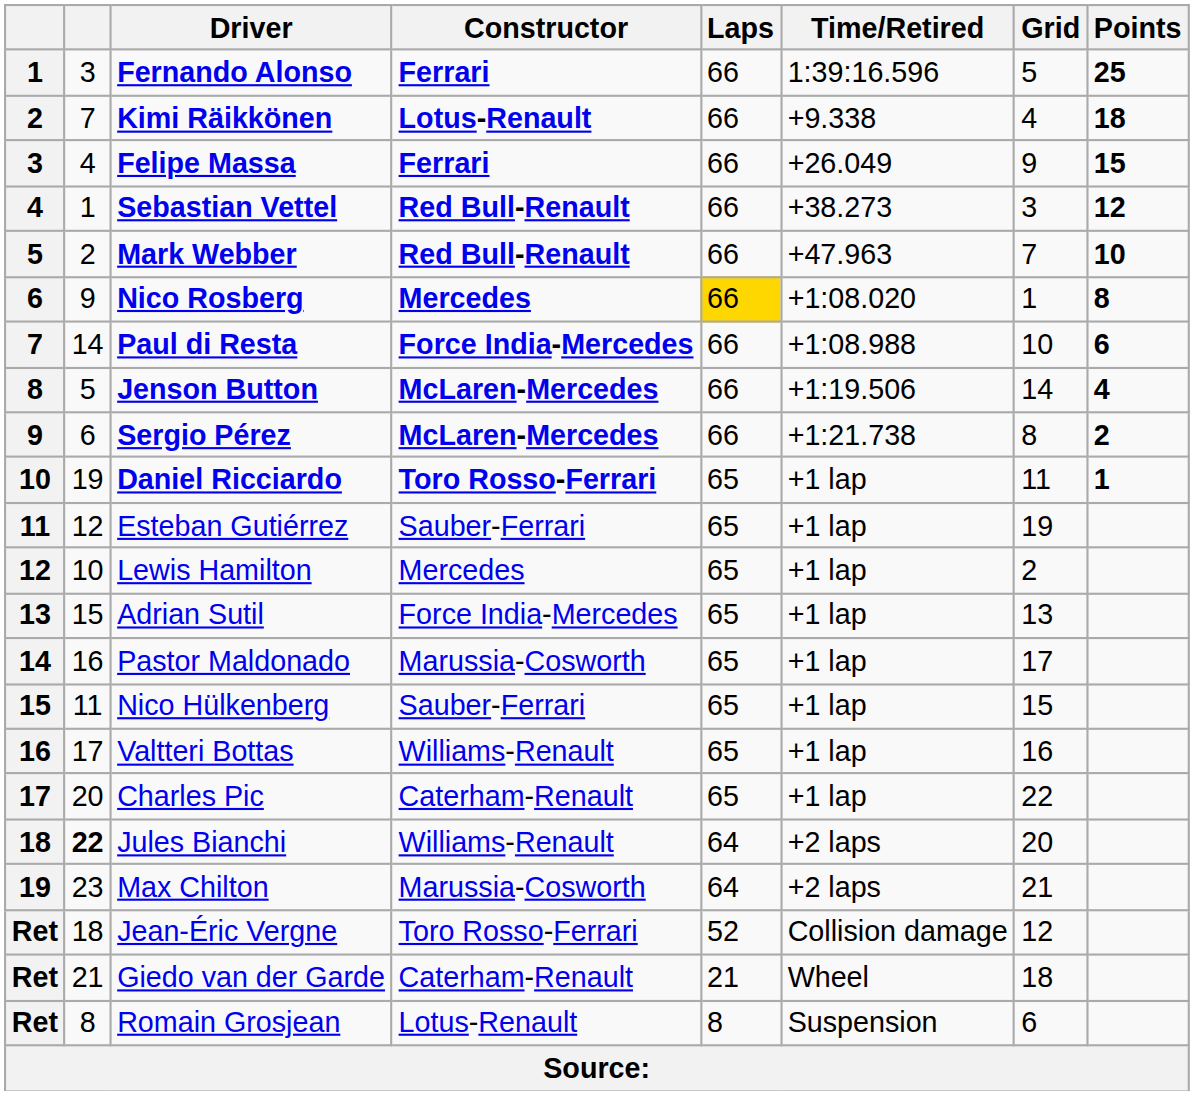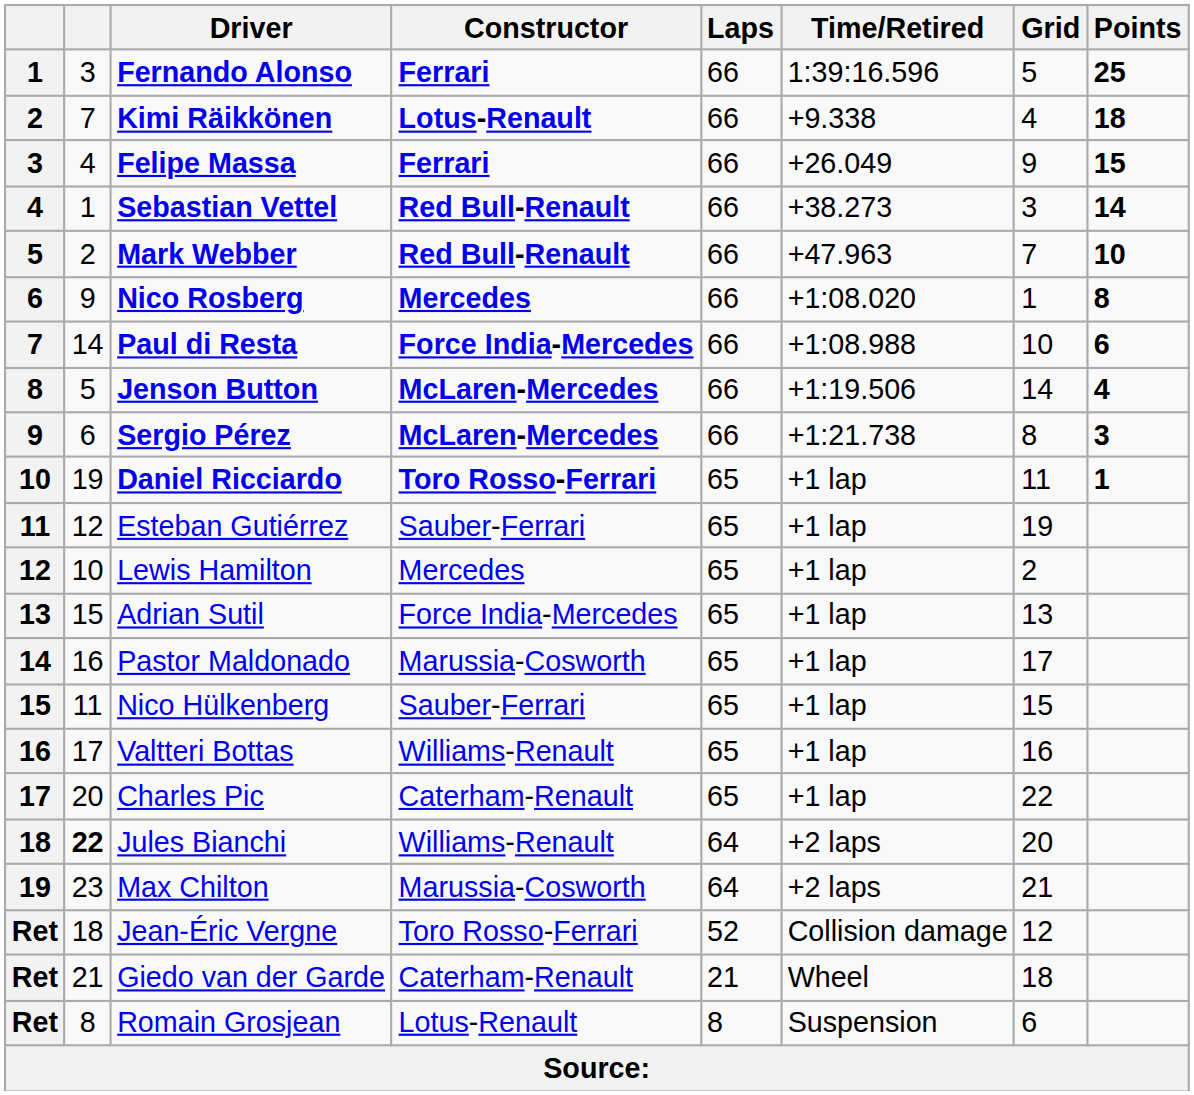(1110, 208) 12 -> (1110, 208) 14
(723, 299) gold background -> (723, 299) no background
(1102, 434) 2 -> (1102, 434) 3
